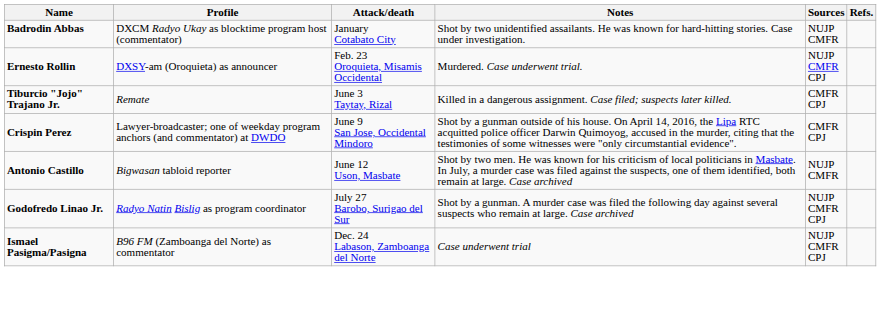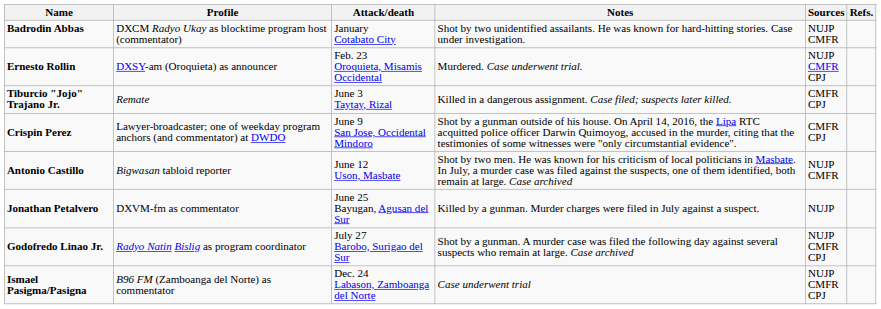+ row: (53, 208)
